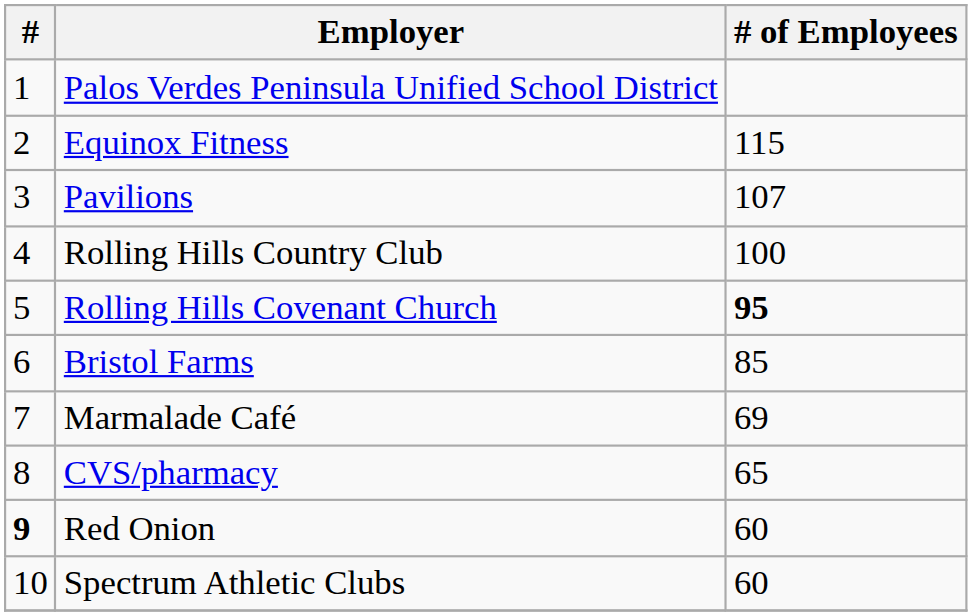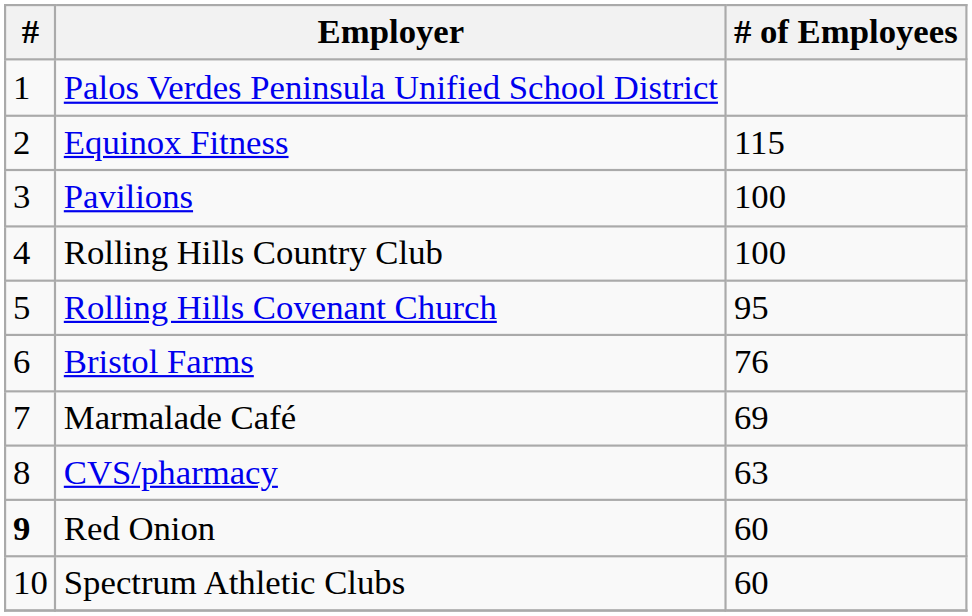(760, 197) 107 -> (760, 197) 100
(751, 307) bold -> (751, 307) normal
(751, 362) 85 -> (751, 362) 76
(751, 472) 65 -> (751, 472) 63
